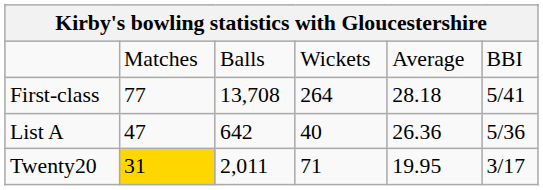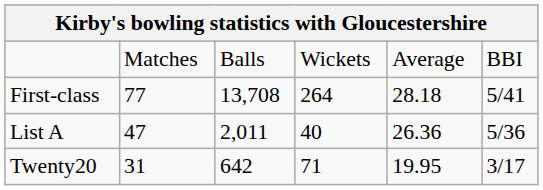(236, 130) 642 -> (244, 130) 2,011
(135, 166) gold background -> (135, 166) no background
(244, 166) 2,011 -> (236, 166) 642
